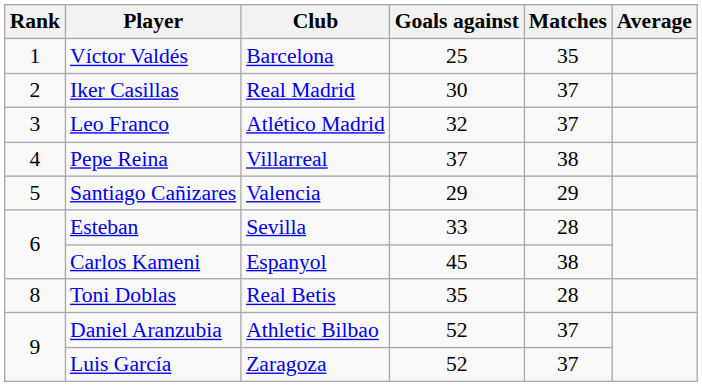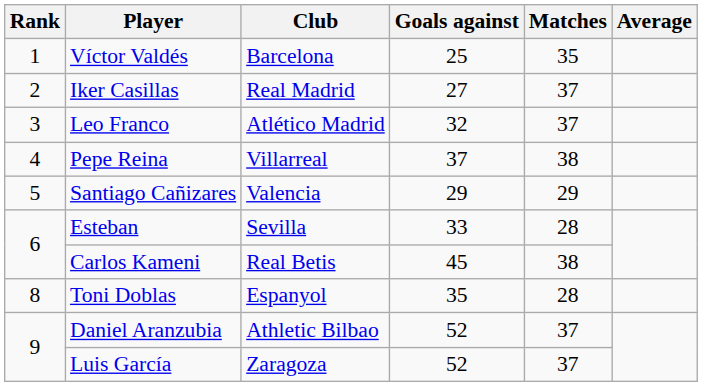(457, 90) 30 -> (457, 90) 27
(286, 261) Espanyol -> (291, 261) Real Betis
(291, 295) Real Betis -> (286, 295) Espanyol
